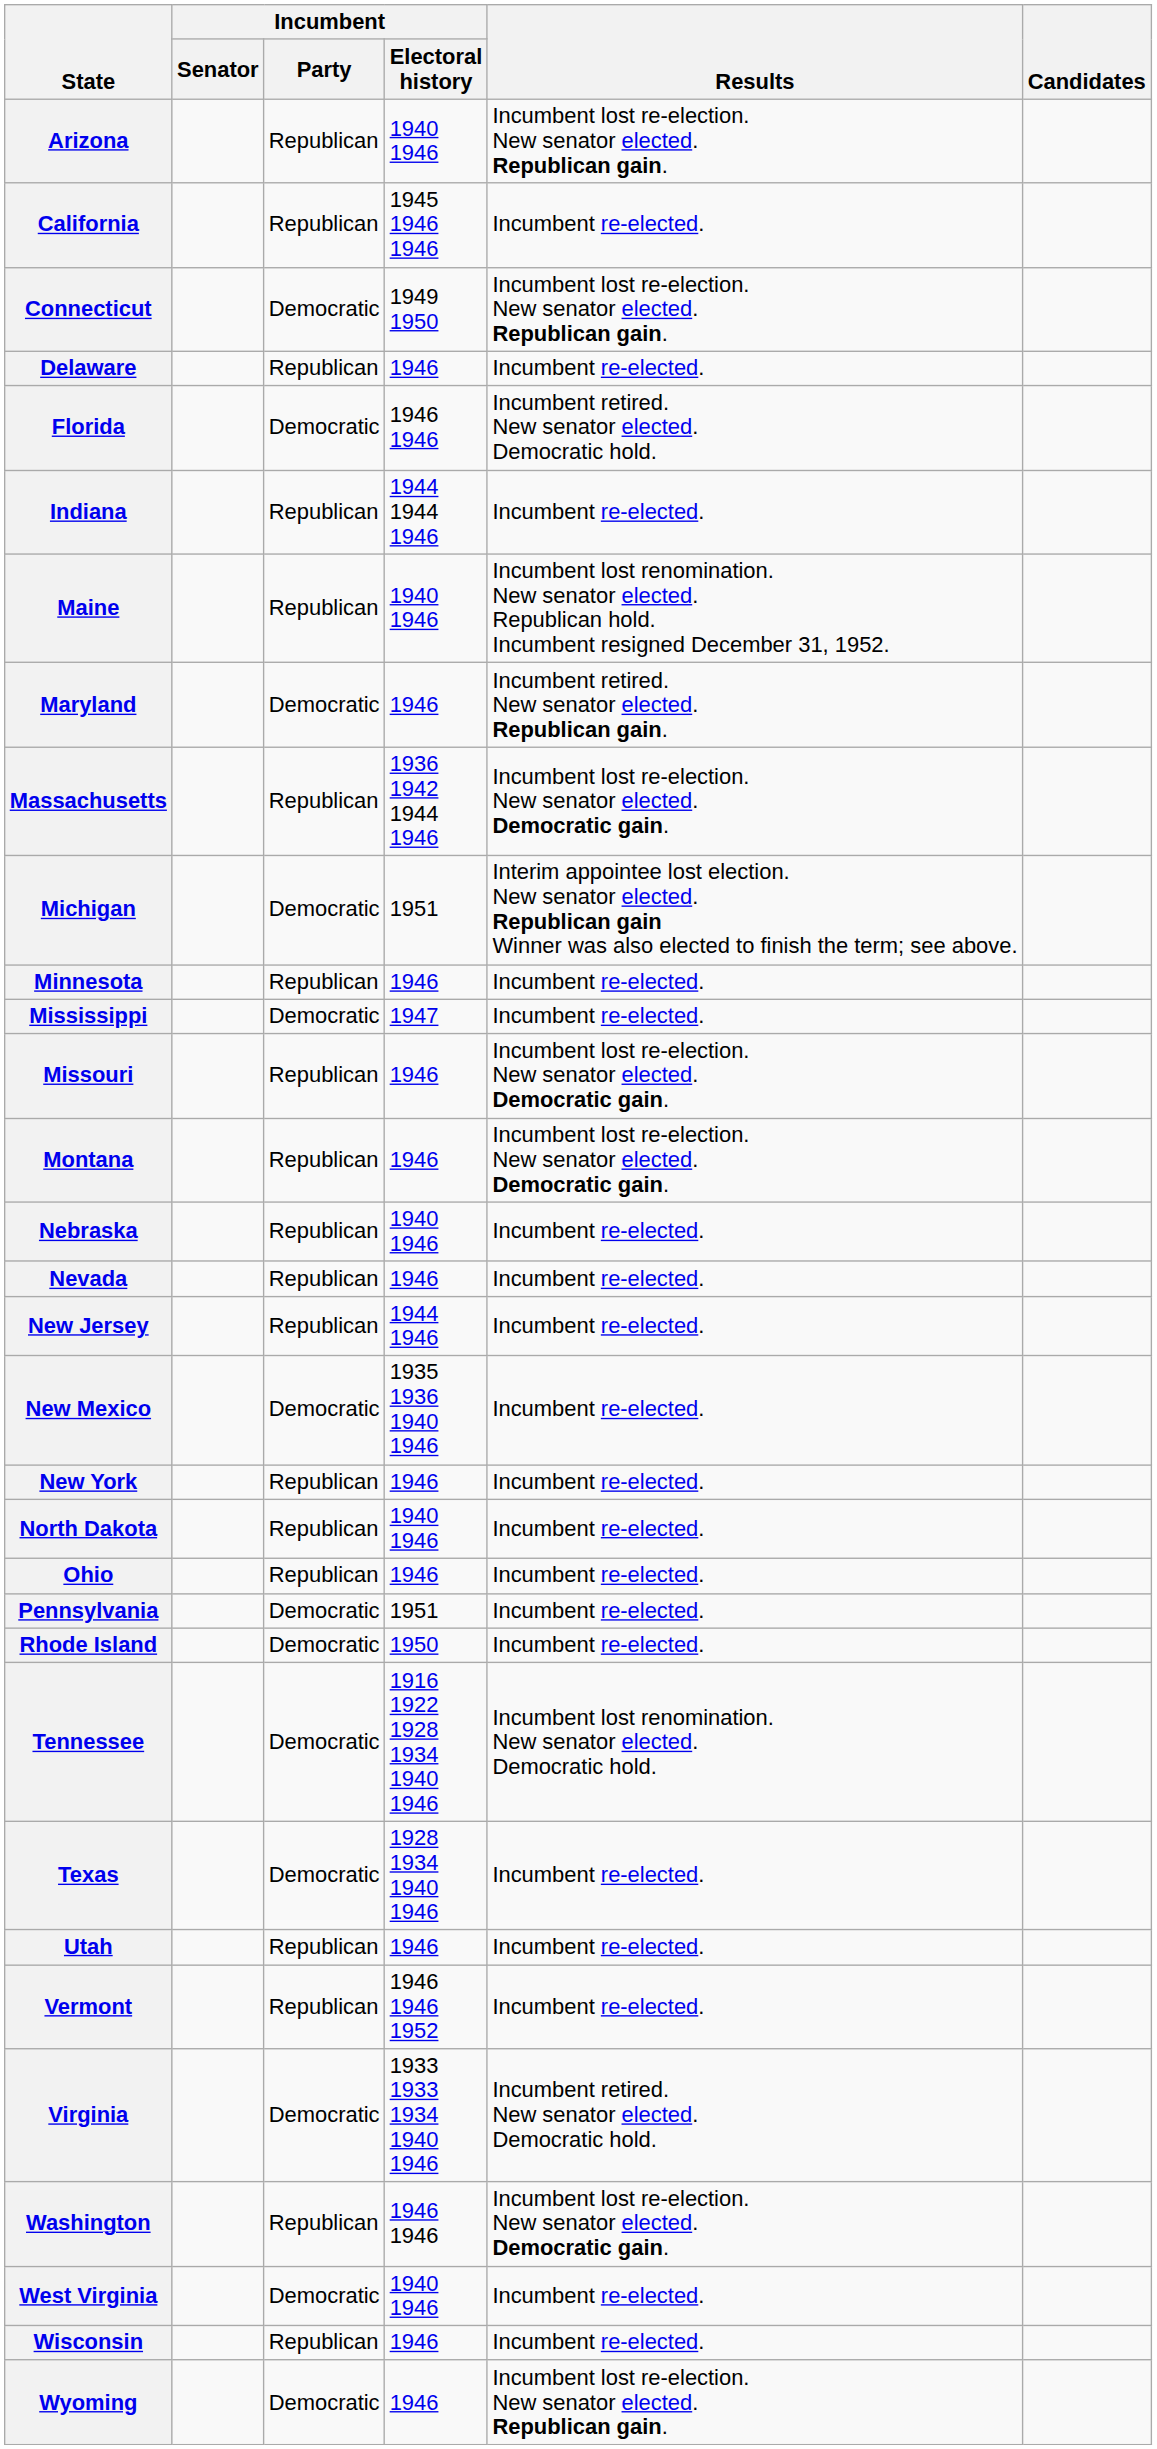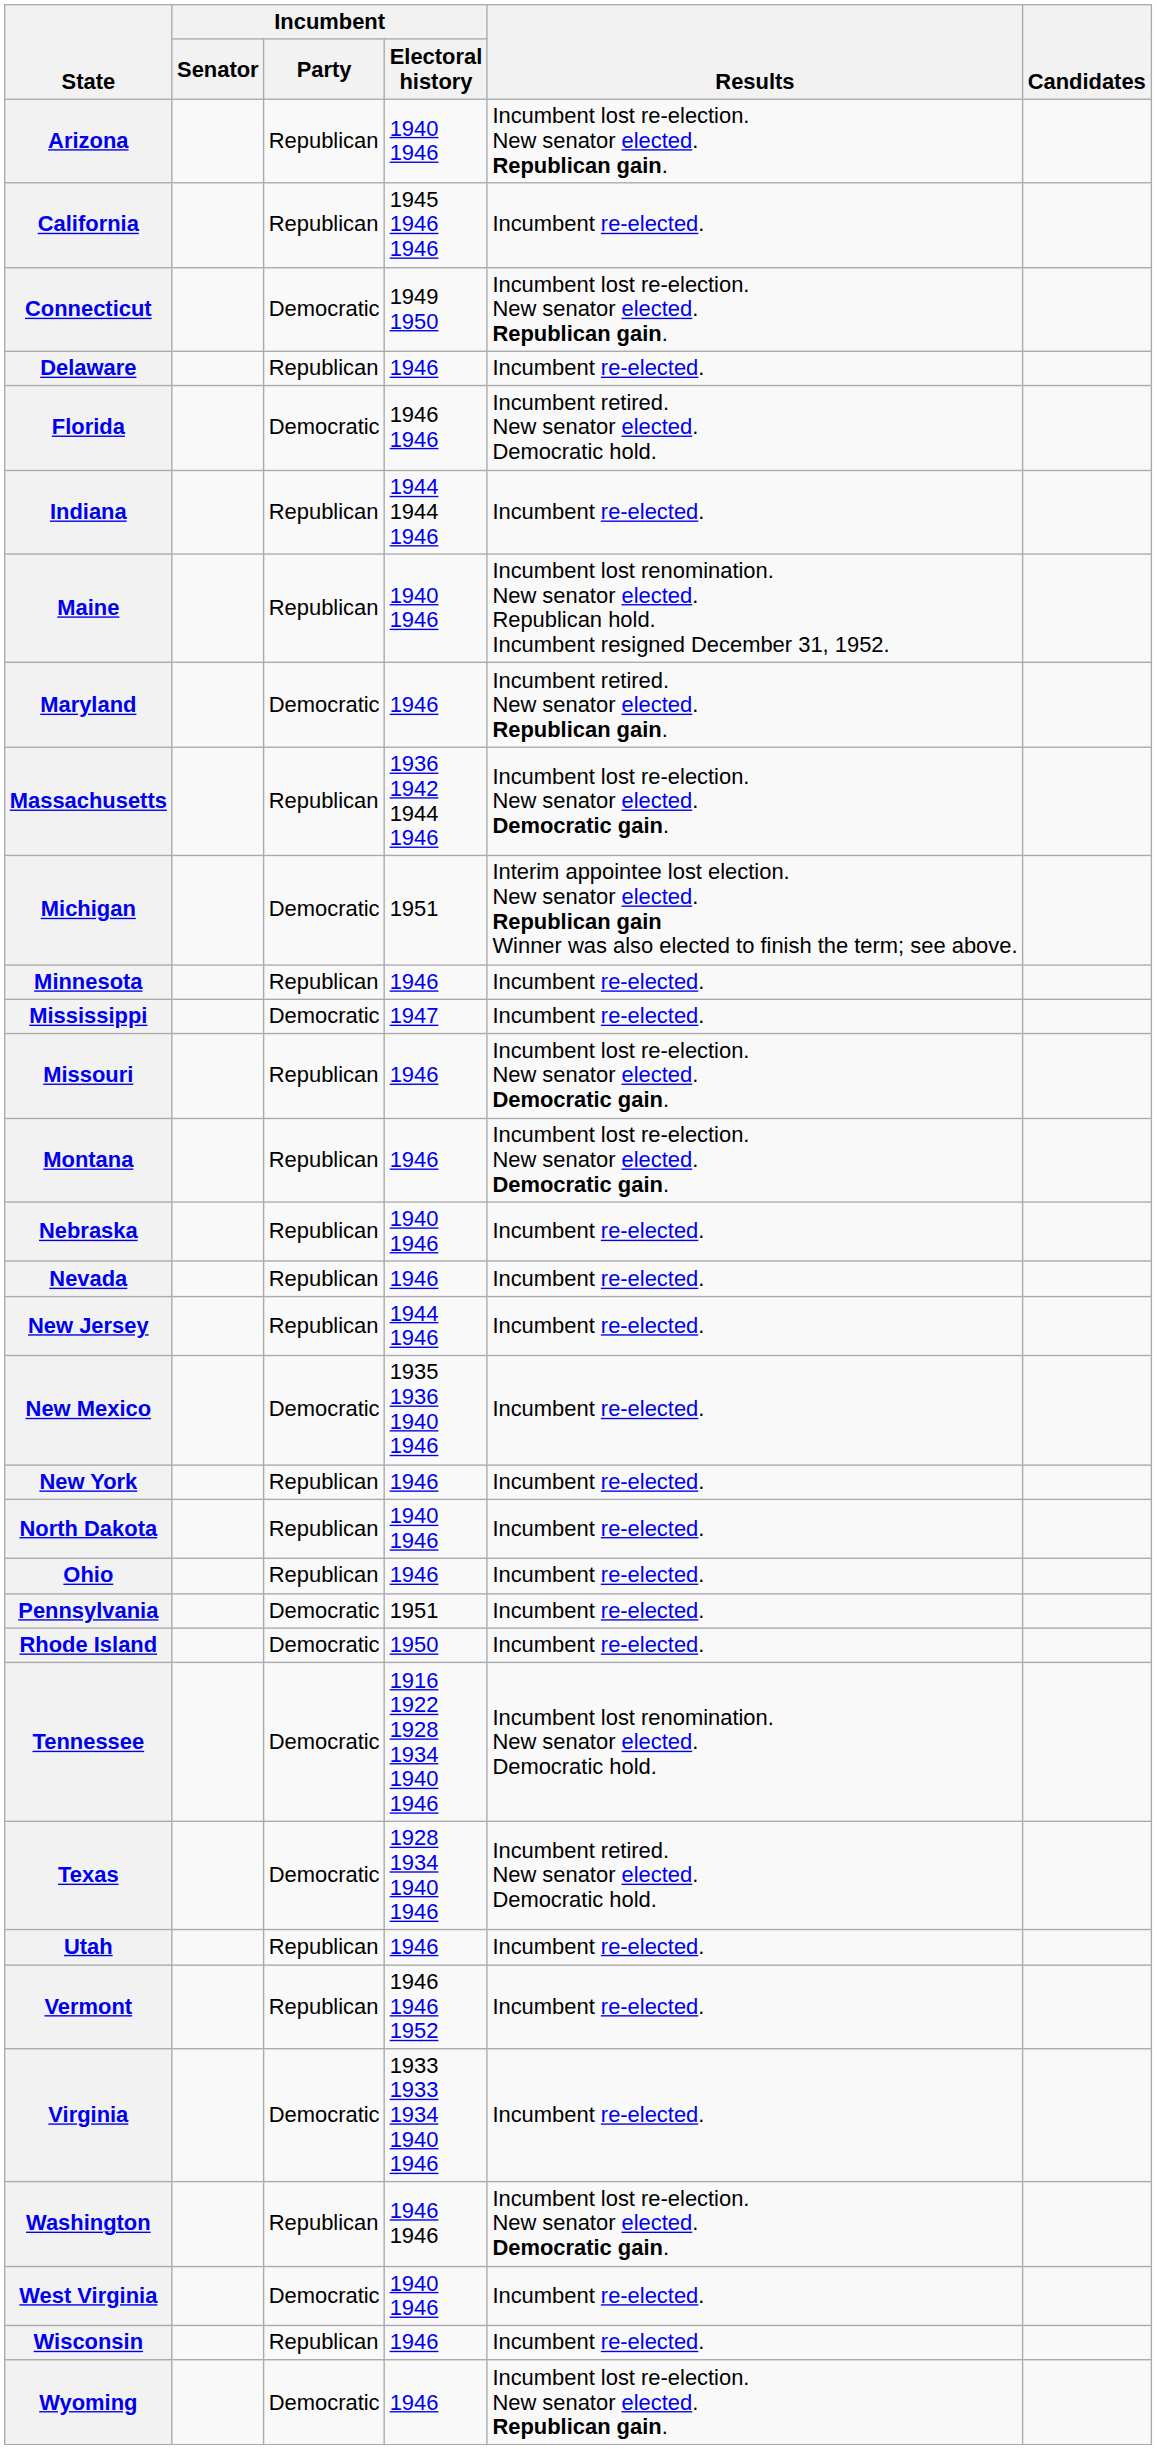(598, 1875) Incumbent re-elected. -> (595, 1875) Incumbent retired. New senator elected. Democratic hold.
(595, 2115) Incumbent retired. New senator elected. Democratic hold. -> (598, 2115) Incumbent re-elected.
